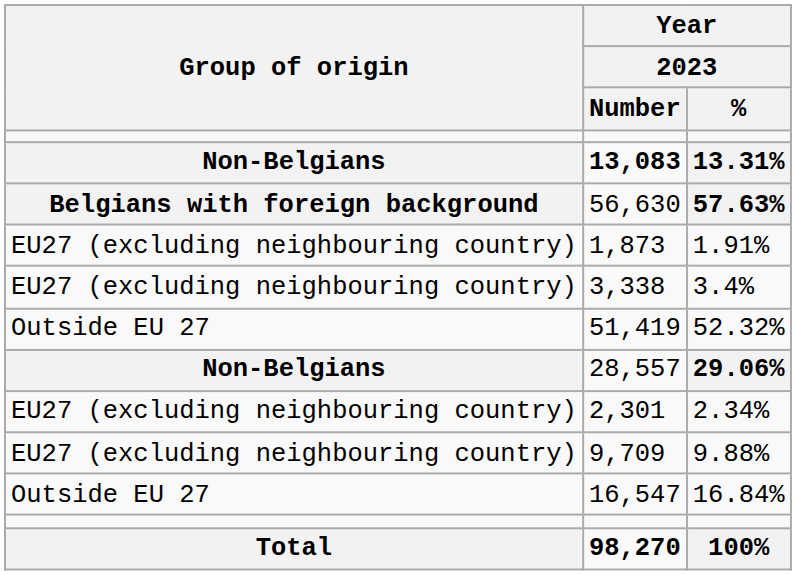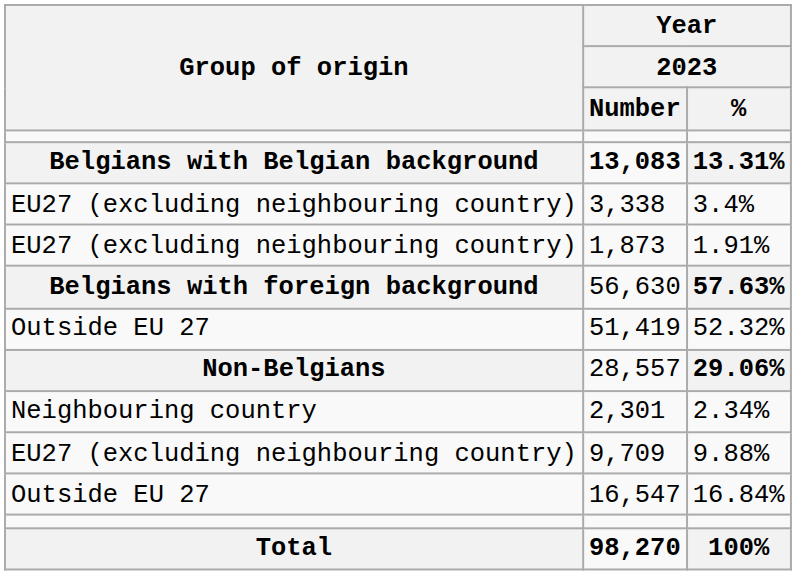(294, 162) Non-Belgians -> (294, 162) Belgians with Belgian background
rows swapped: (635, 204) <-> (627, 287)
(294, 412) EU27 (excluding neighbouring country) -> (164, 412) Neighbouring country
